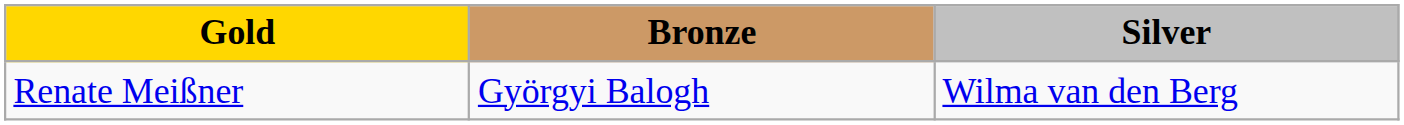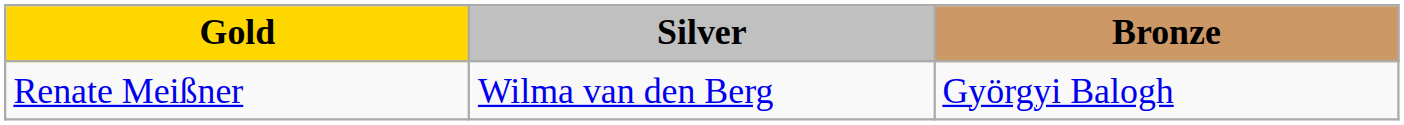columns swapped: (1166, 32) <-> (702, 32)
